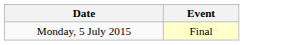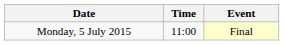+ column: (184, 13)
